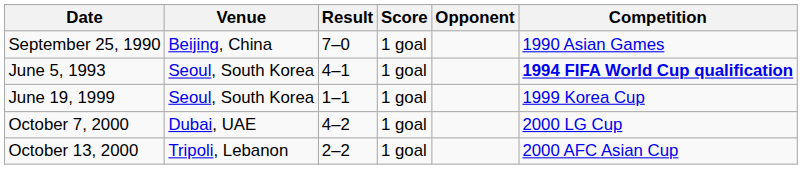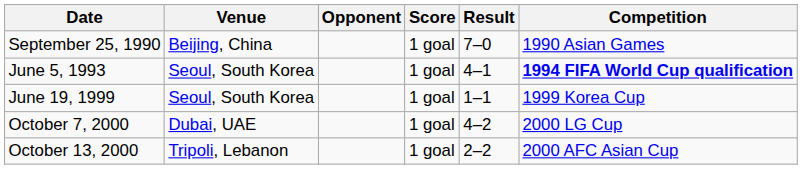columns swapped: (475, 17) <-> (348, 17)
